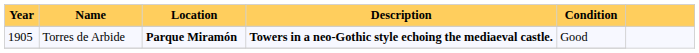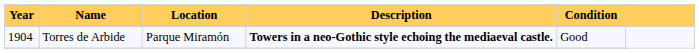(20, 37) 1905 -> (20, 37) 1904
(192, 37) bold -> (188, 37) normal
